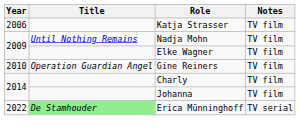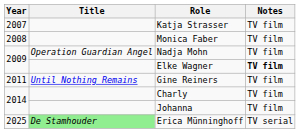(17, 25) 2006 -> (17, 25) 2007
+ row: (187, 39)
(84, 39) Until Nothing Remains -> (92, 53) Operation Guardian Angel
(265, 53) normal -> (265, 66) bold
(17, 66) 2010 -> (17, 80) 2011
(92, 66) Operation Guardian Angel -> (84, 80) Until Nothing Remains
(17, 108) 2022 -> (17, 121) 2025
